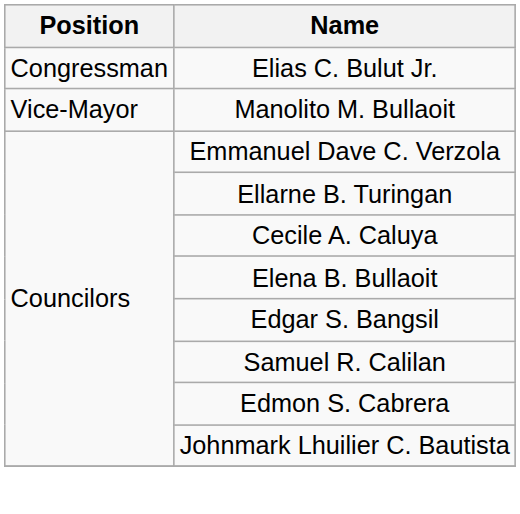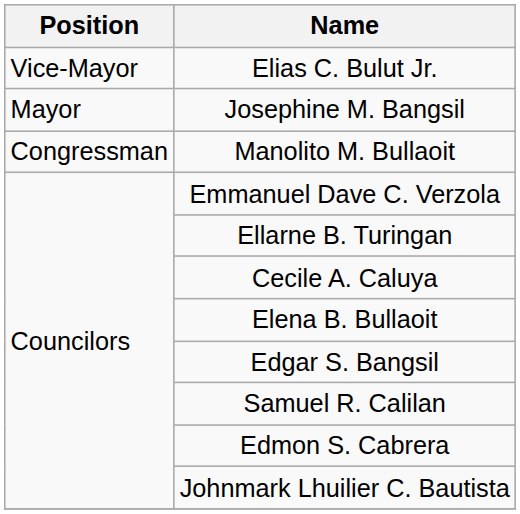(89, 68) Congressman -> (74, 68) Vice-Mayor
+ row: (345, 110)
(74, 110) Vice-Mayor -> (89, 152) Congressman
